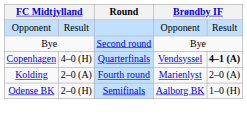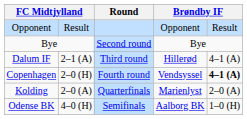+ row: (31, 59)
(76, 59) 4–0 (H) -> (76, 75) 2–0 (H)
(124, 59) Quarterfinals -> (124, 75) Fourth round
(124, 75) Fourth round -> (124, 91) Quarterfinals
(76, 91) 2–0 (H) -> (76, 106) 4–0 (H)
